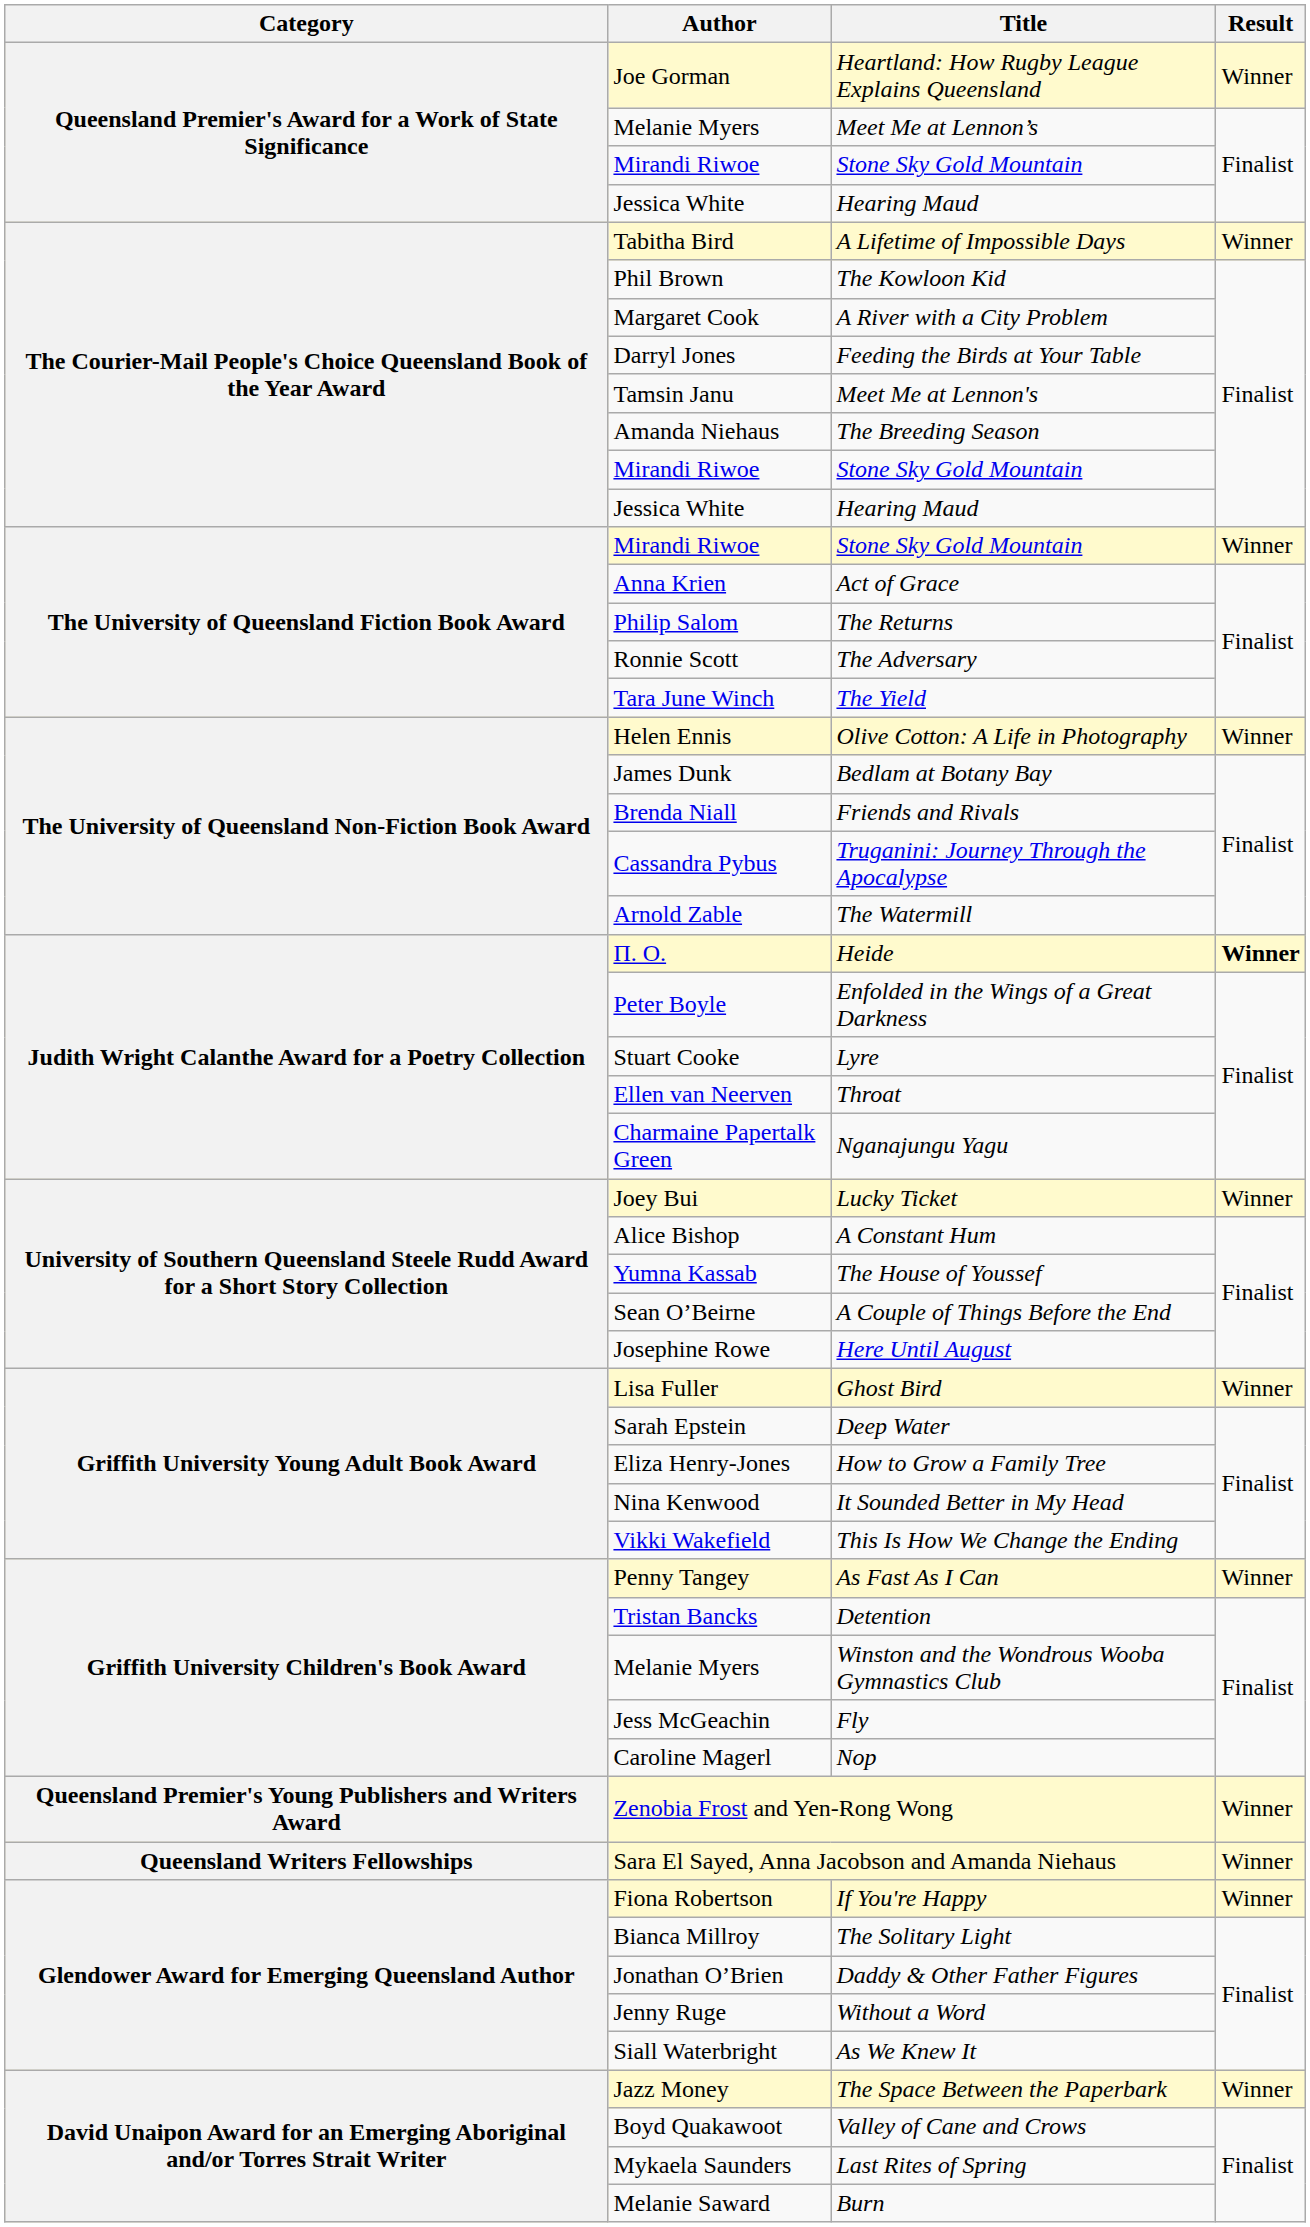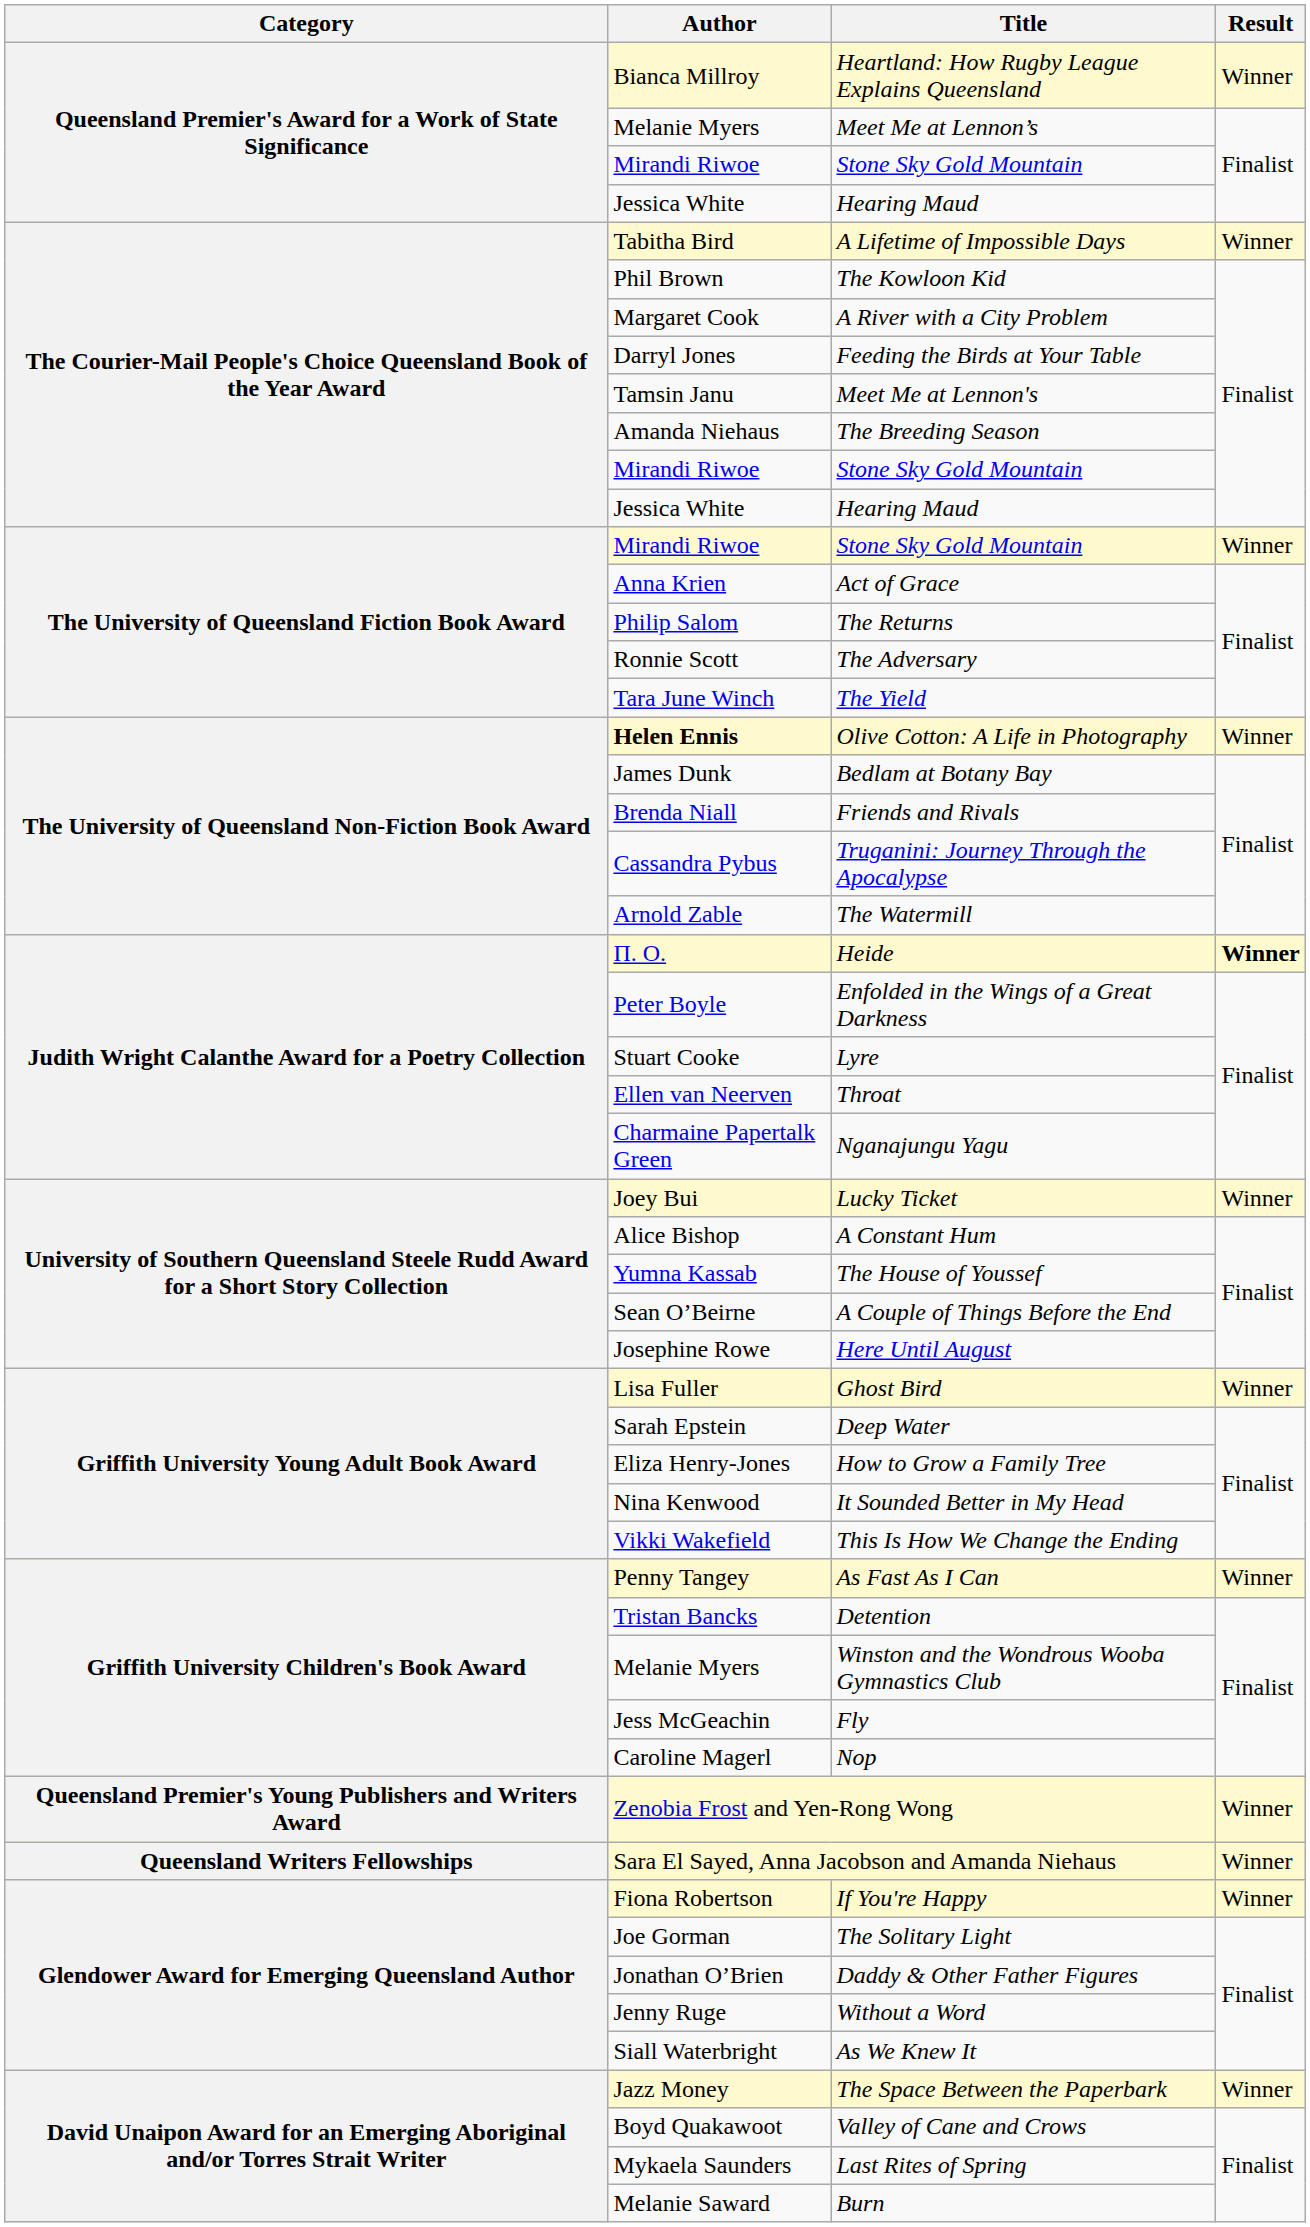(672, 75) Joe Gorman -> (686, 75) Bianca Millroy
(672, 735) normal -> (676, 735) bold
(686, 1936) Bianca Millroy -> (672, 1936) Joe Gorman
